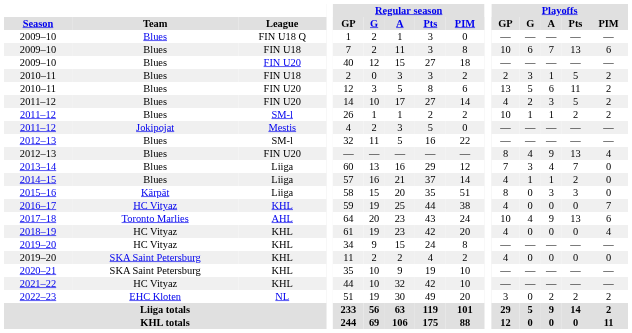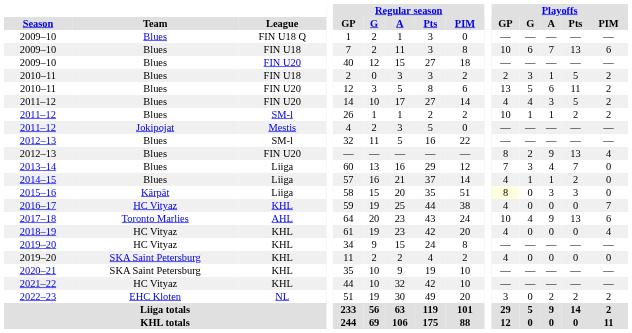(530, 101) 2 -> (530, 101) 4
(530, 153) 4 -> (530, 153) 2
(506, 192) no background -> (506, 192) lightyellow background
